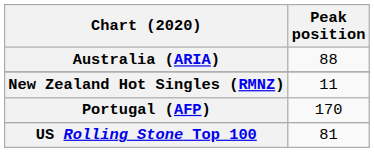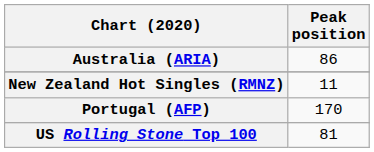(329, 60) 88 -> (329, 60) 86
